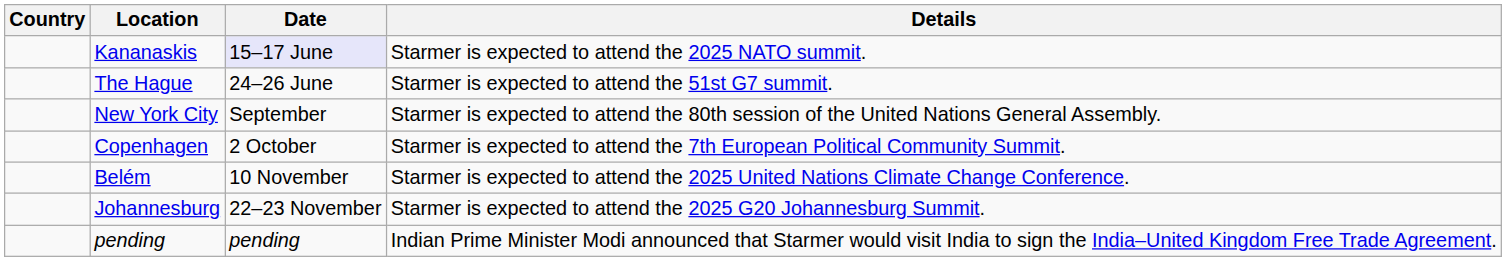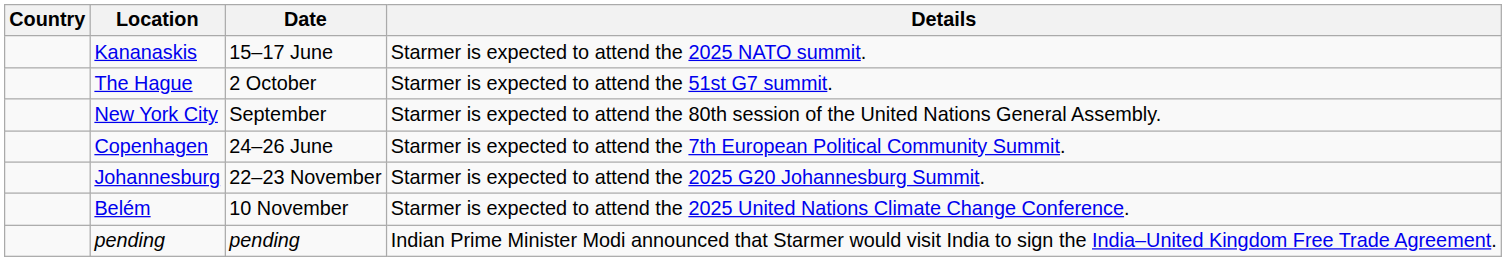(281, 51) lavender background -> (281, 51) no background
(281, 83) 24–26 June -> (273, 83) 2 October
(273, 146) 2 October -> (281, 146) 24–26 June
rows swapped: (123, 177) <-> (157, 209)
